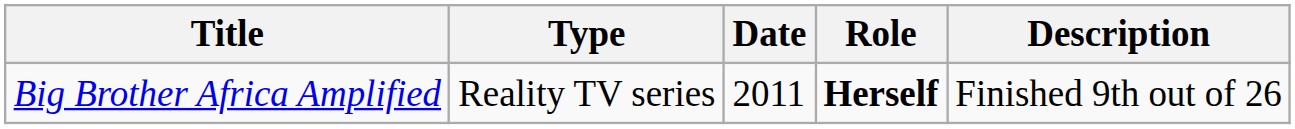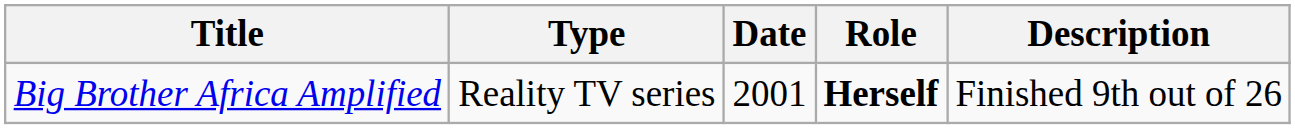(769, 92) 2011 -> (769, 92) 2001
